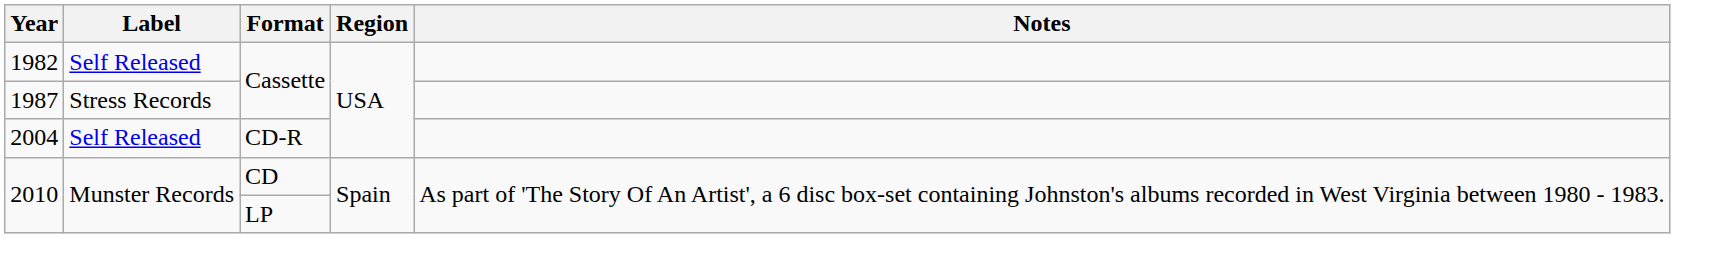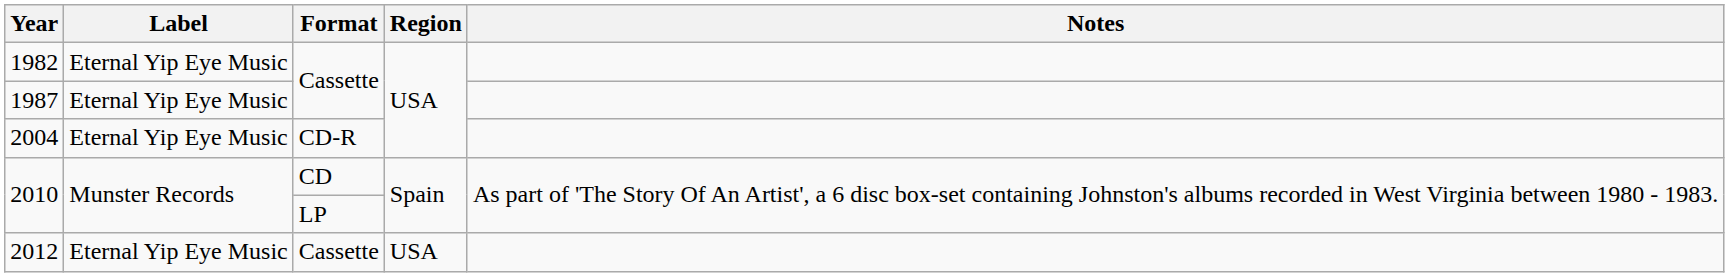(135, 61) Self Released -> (179, 61) Eternal Yip Eye Music
(140, 99) Stress Records -> (179, 99) Eternal Yip Eye Music
(135, 137) Self Released -> (179, 137) Eternal Yip Eye Music
+ row: (34, 251)
